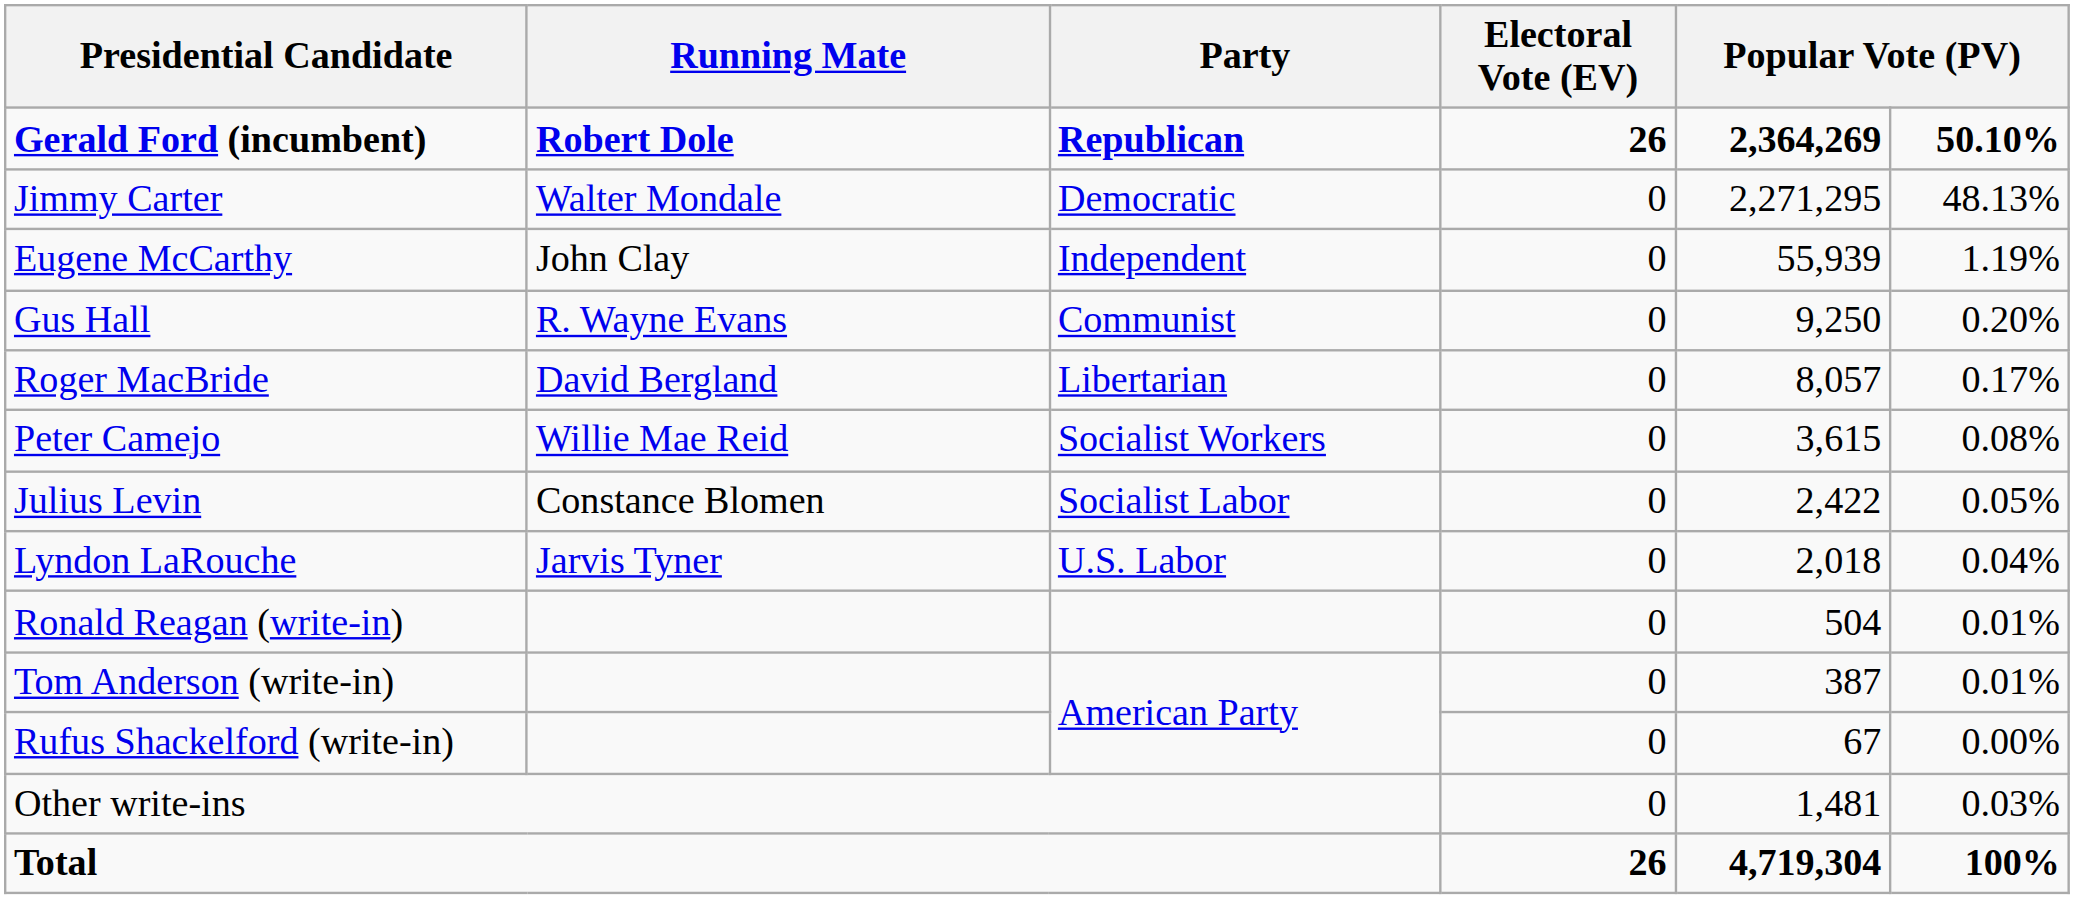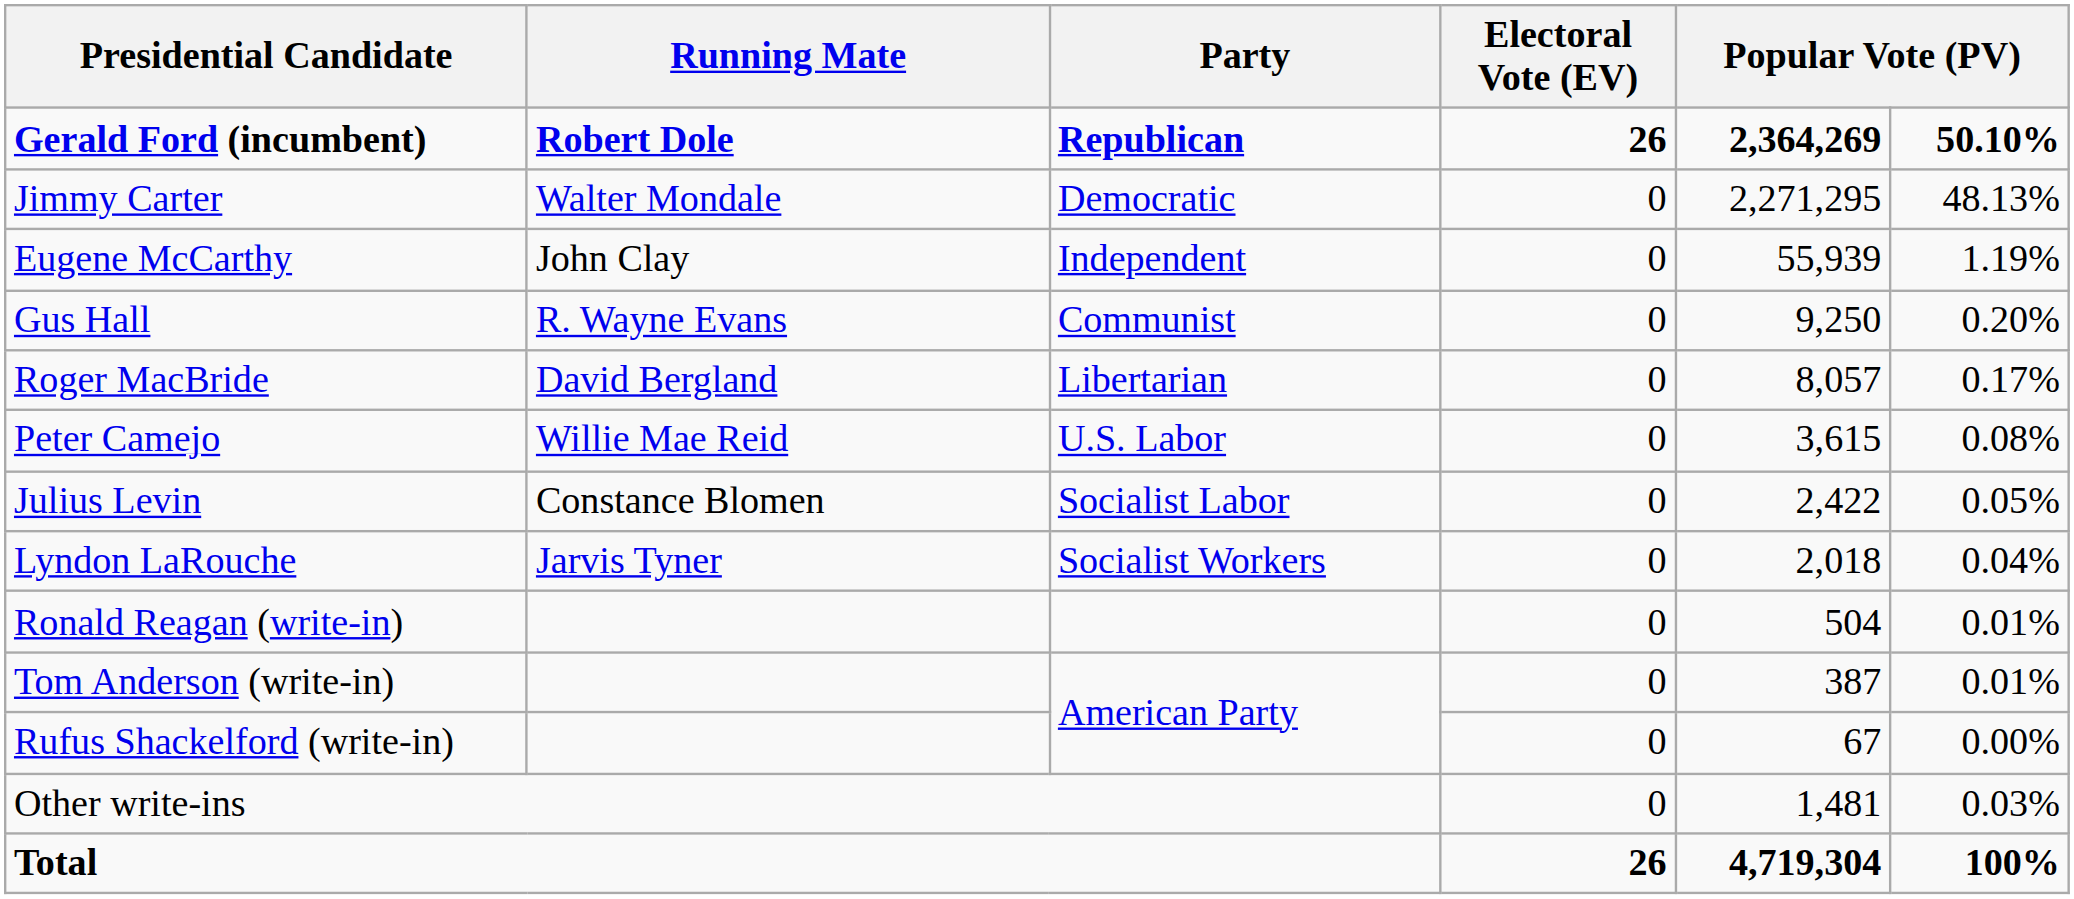(1192, 439) Socialist Workers -> (1142, 439) U.S. Labor
(1142, 560) U.S. Labor -> (1192, 560) Socialist Workers
